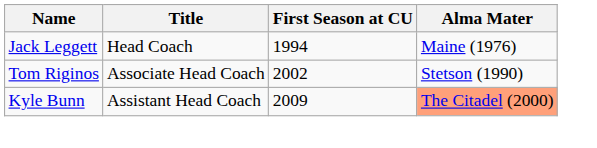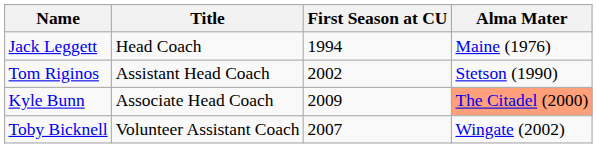(186, 73) Associate Head Coach -> (193, 73) Assistant Head Coach
(184, 101) Assistant Head Coach -> (195, 101) Associate Head Coach
+ row: (58, 128)
